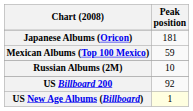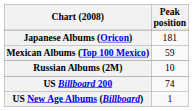(170, 83) 92 -> (170, 83) 74
(170, 99) lightyellow background -> (170, 99) no background
